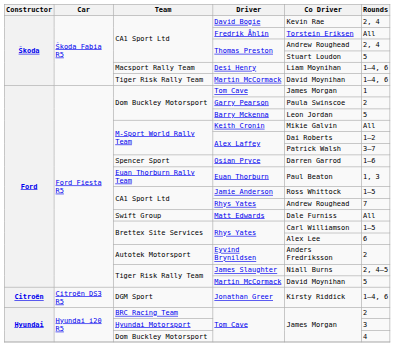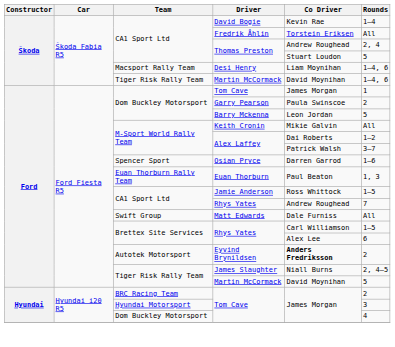(371, 22) 2, 4 -> (369, 22) 1–4
(310, 254) normal -> (310, 254) bold
- row: (134, 297)
